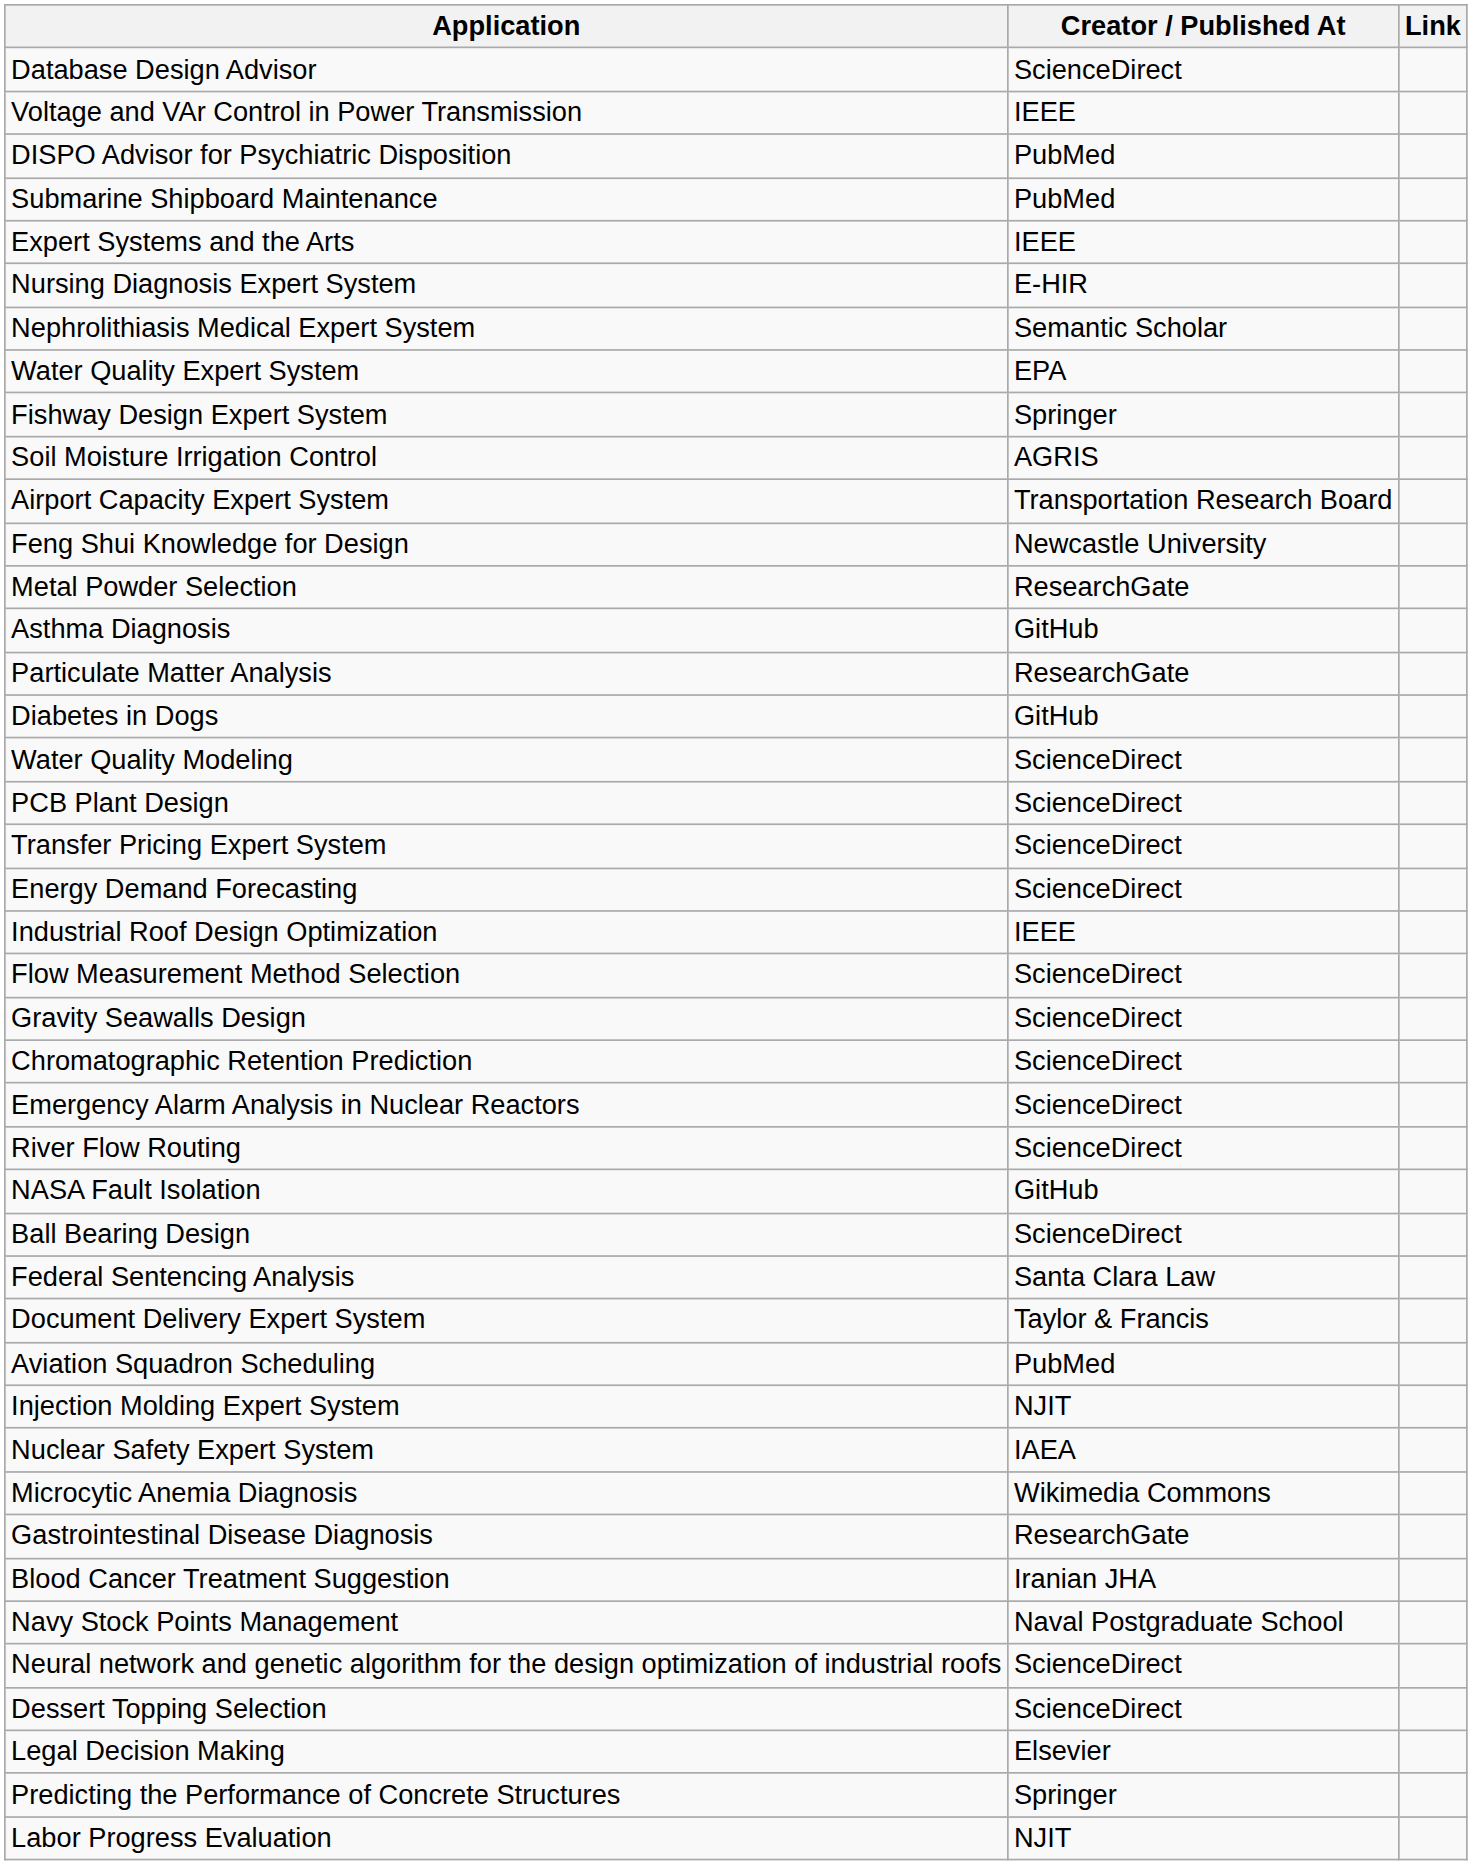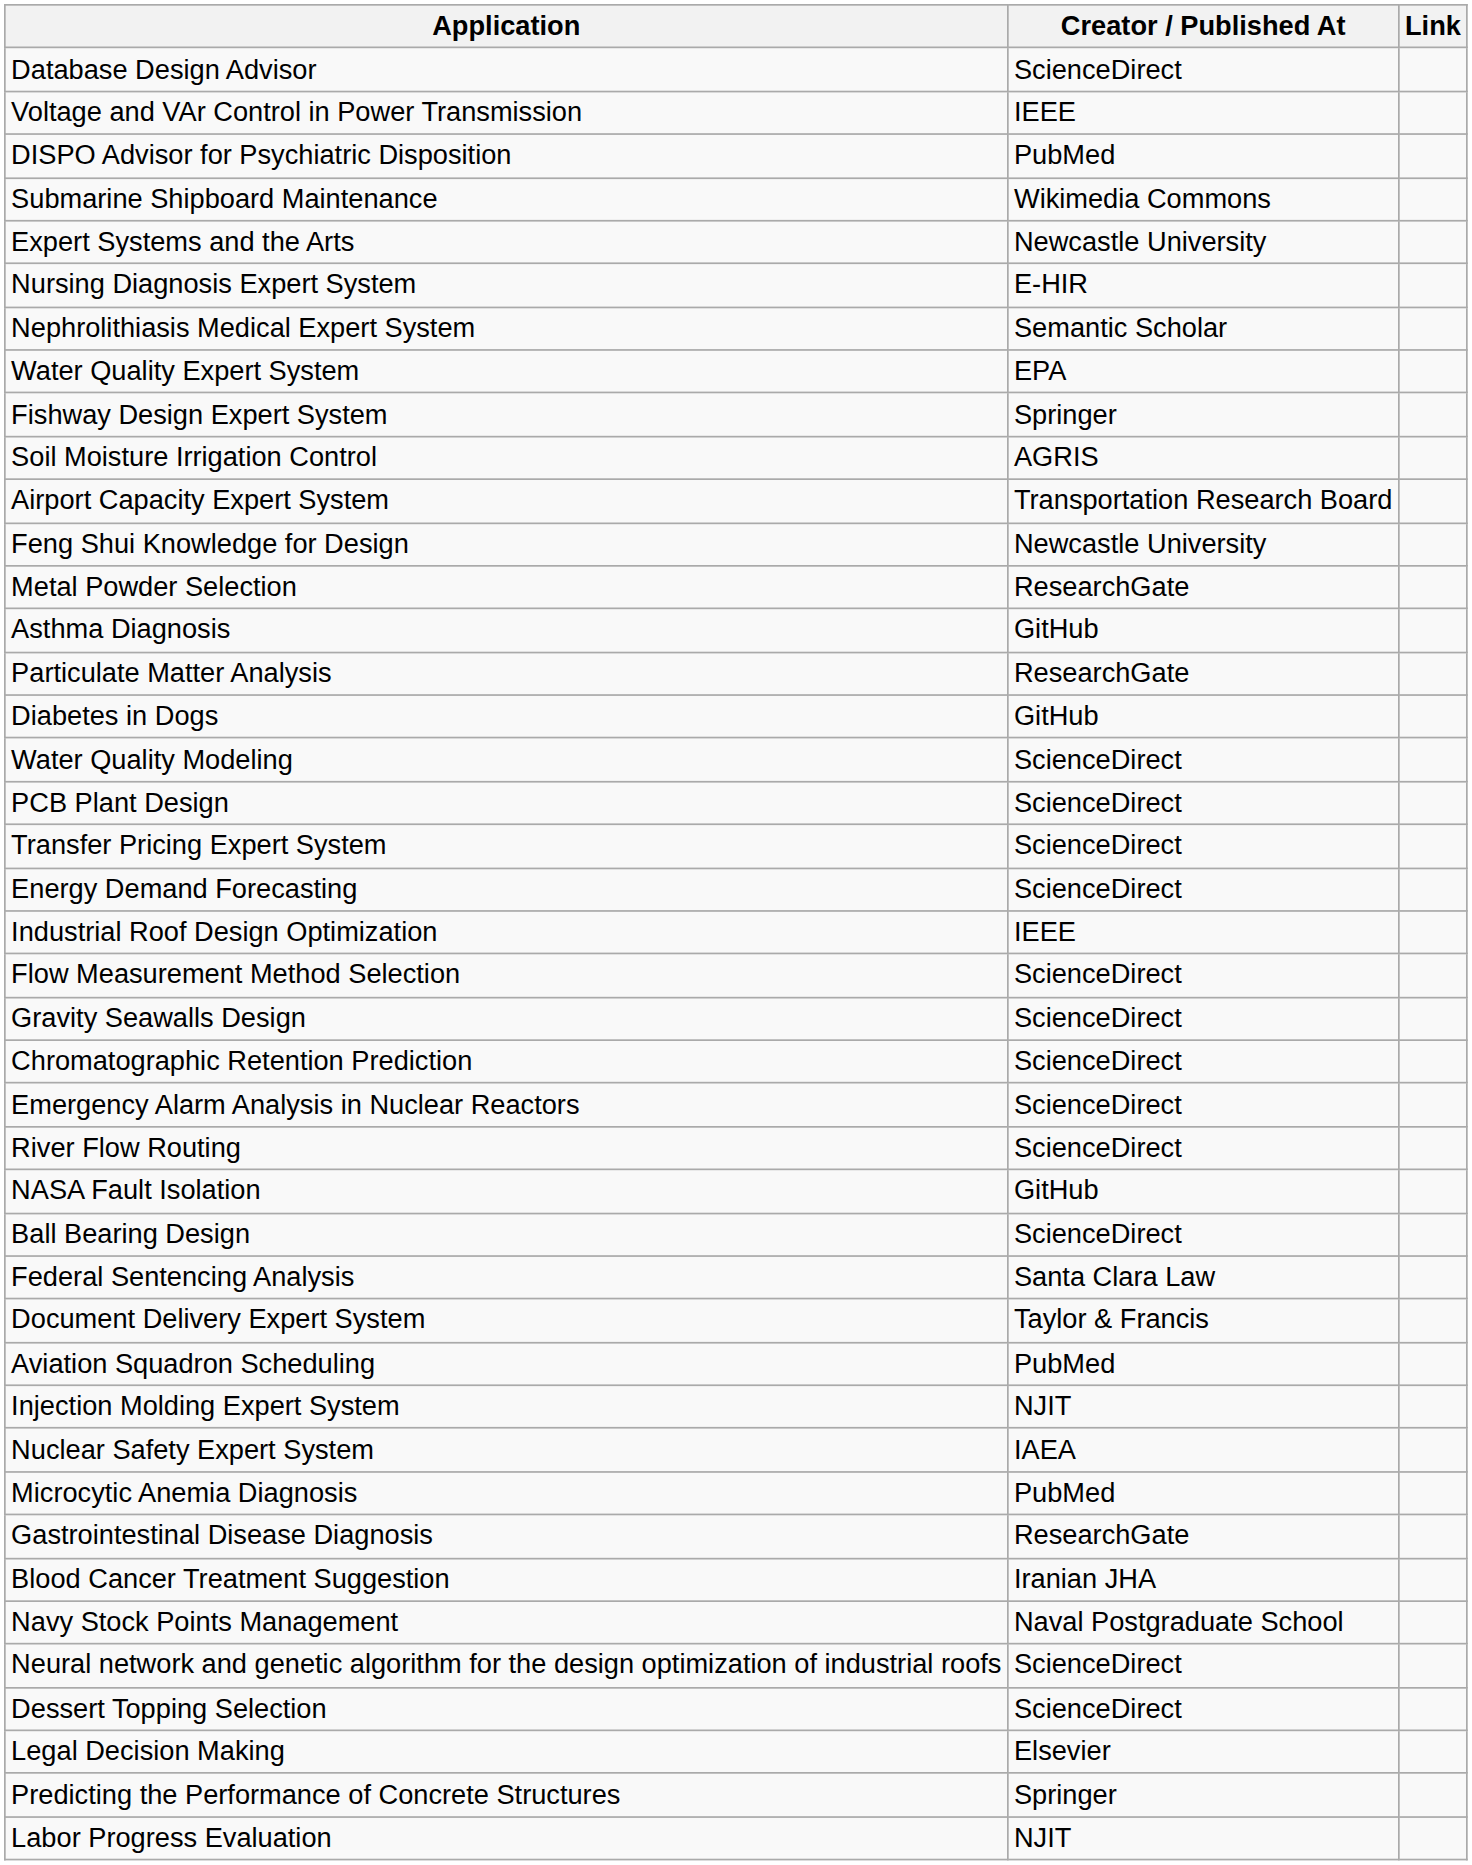(1065, 198) PubMed -> (1142, 198) Wikimedia Commons
(1045, 241) IEEE -> (1140, 241) Newcastle University
(1142, 1492) Wikimedia Commons -> (1065, 1492) PubMed
